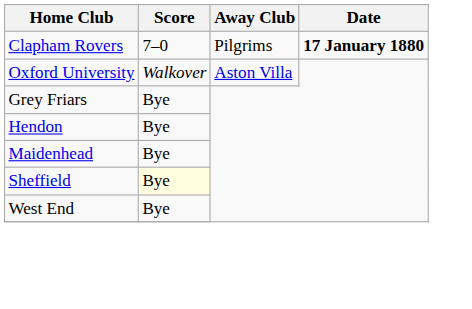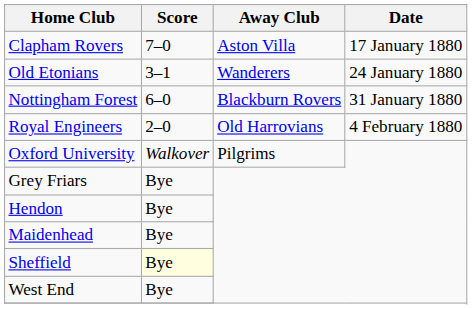(243, 45) Pilgrims -> (256, 45) Aston Villa
(364, 45) bold -> (406, 45) normal
+ row: (53, 72)
+ row: (73, 99)
+ row: (65, 126)
(253, 72) Aston Villa -> (246, 153) Pilgrims
